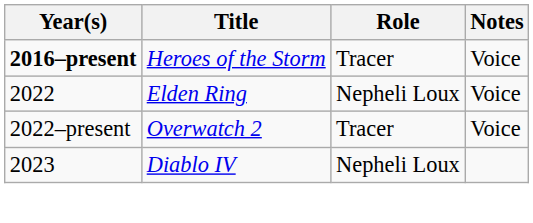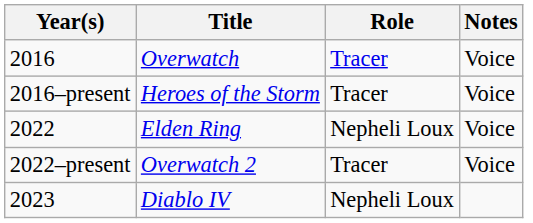+ row: (190, 57)
(73, 57) bold -> (70, 93) normal
